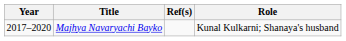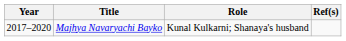columns swapped: (268, 12) <-> (179, 12)
